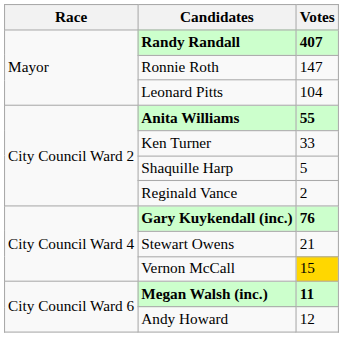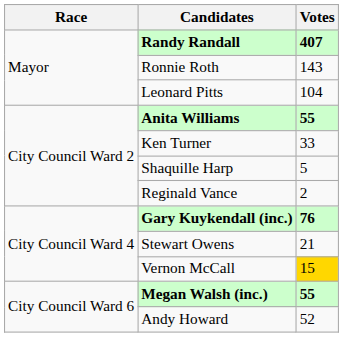(311, 67) 147 -> (311, 67) 143
(307, 294) 11 -> (307, 294) 55
(307, 319) 12 -> (307, 319) 52
